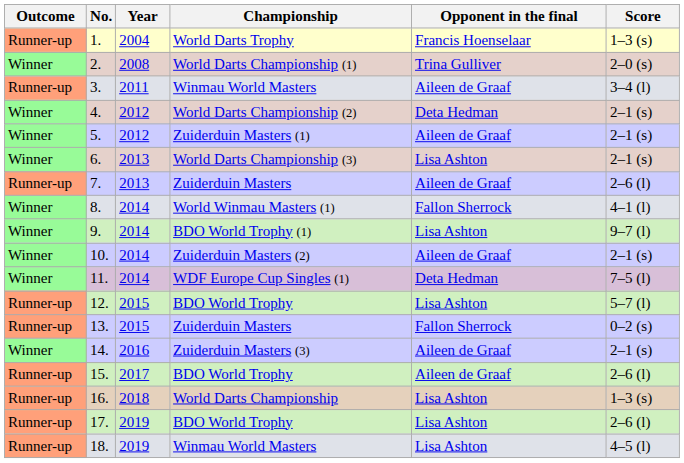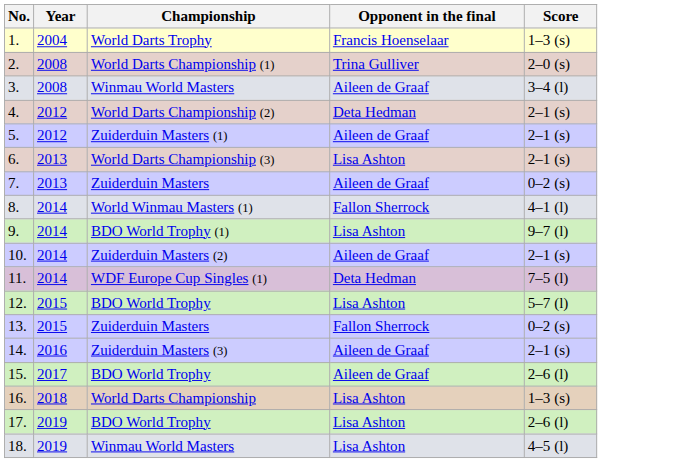- column: (46, 16)
(134, 87) 2011 -> (52, 87) 2008
(630, 183) 2–6 (l) -> (549, 183) 0–2 (s)
